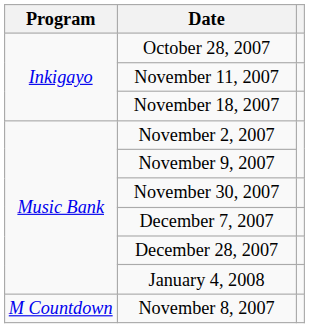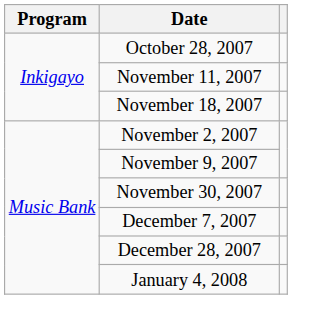- row: (207, 308)
